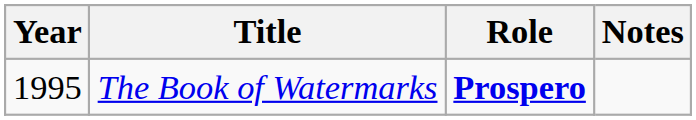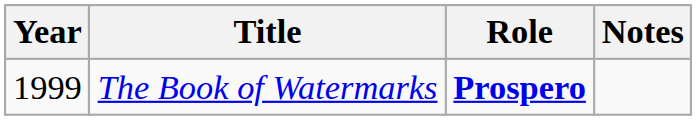(47, 86) 1995 -> (47, 86) 1999
